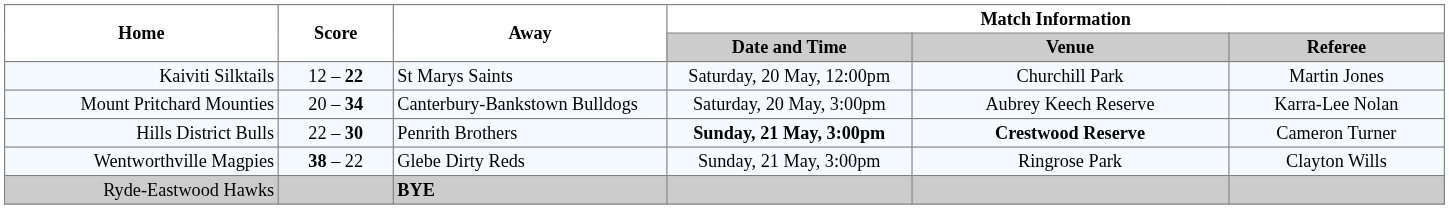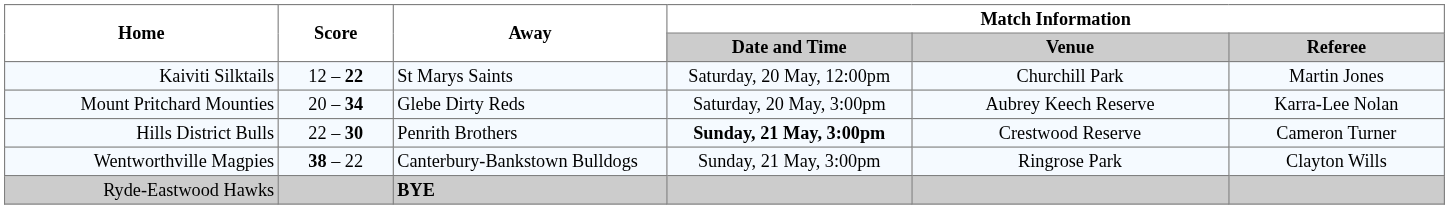(518, 104) Canterbury-Bankstown Bulldogs -> (461, 104) Glebe Dirty Reds
(1070, 132) bold -> (1070, 132) normal
(461, 161) Glebe Dirty Reds -> (518, 161) Canterbury-Bankstown Bulldogs
